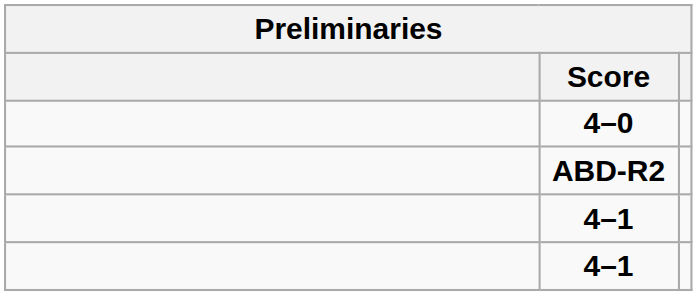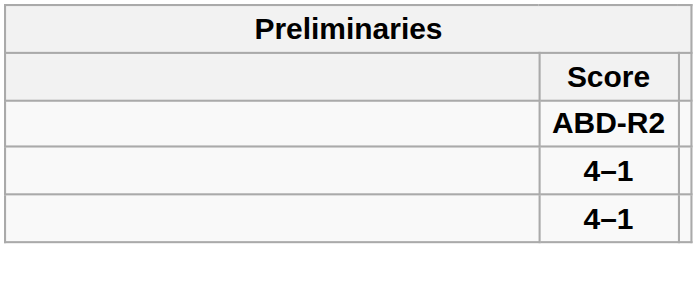- row: (272, 124)
